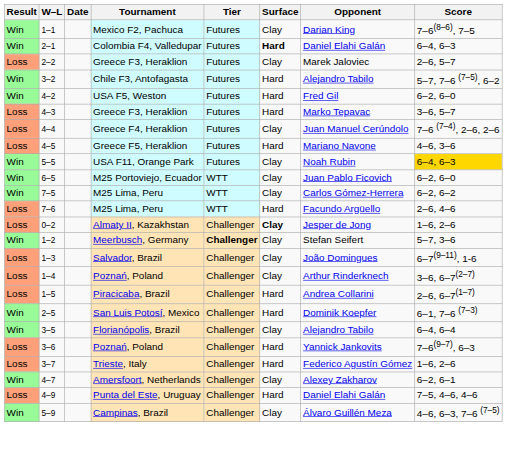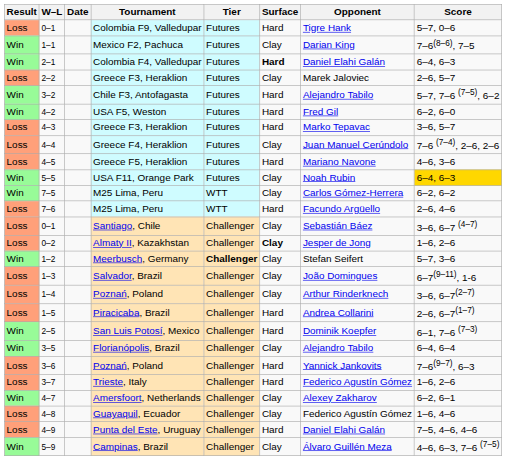+ row: (48, 28)
- row: (48, 178)
+ row: (48, 226)
+ row: (48, 414)
